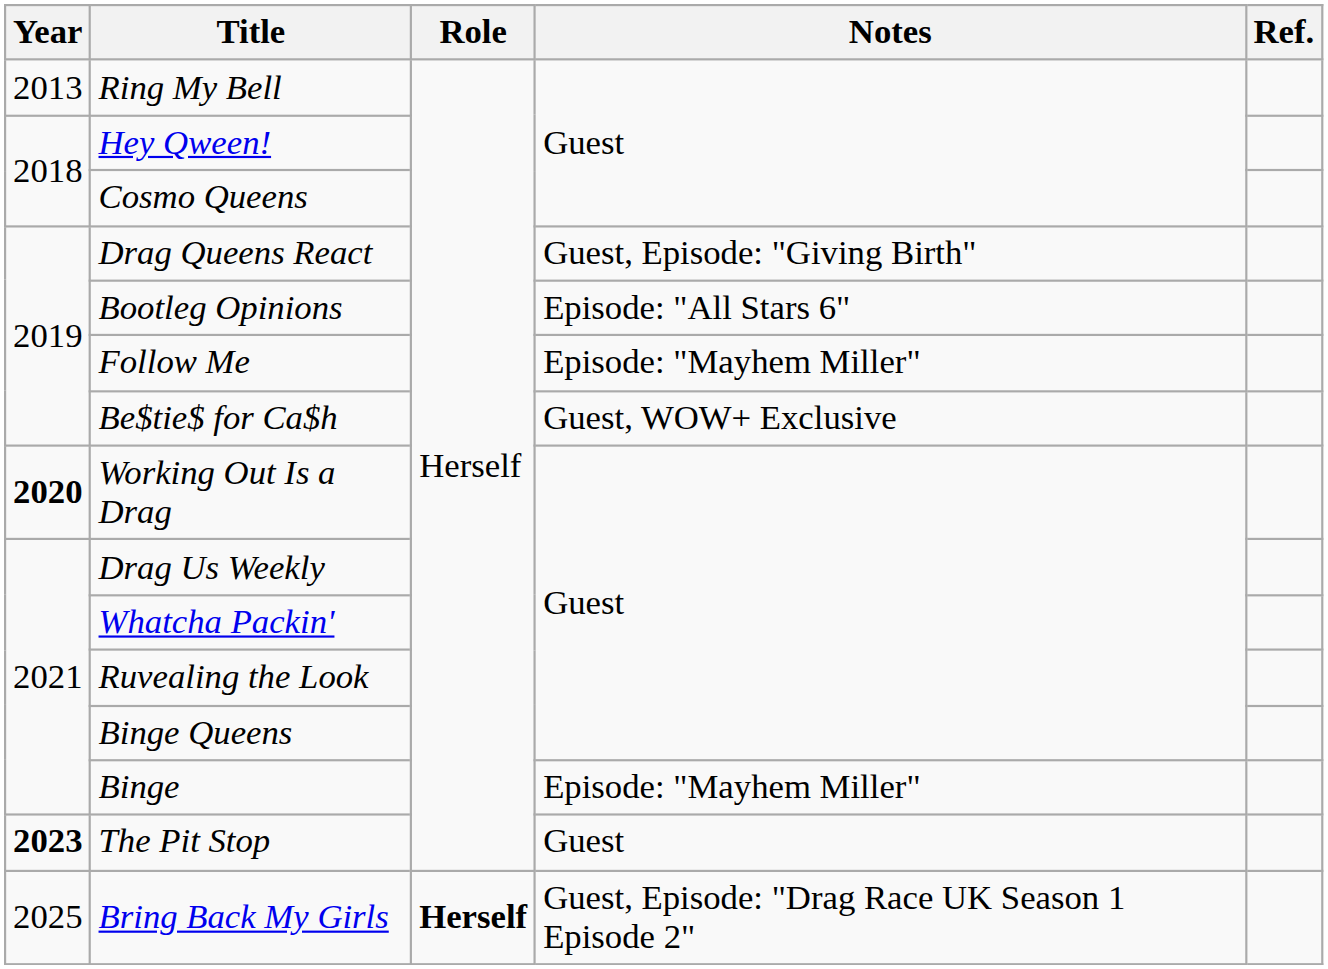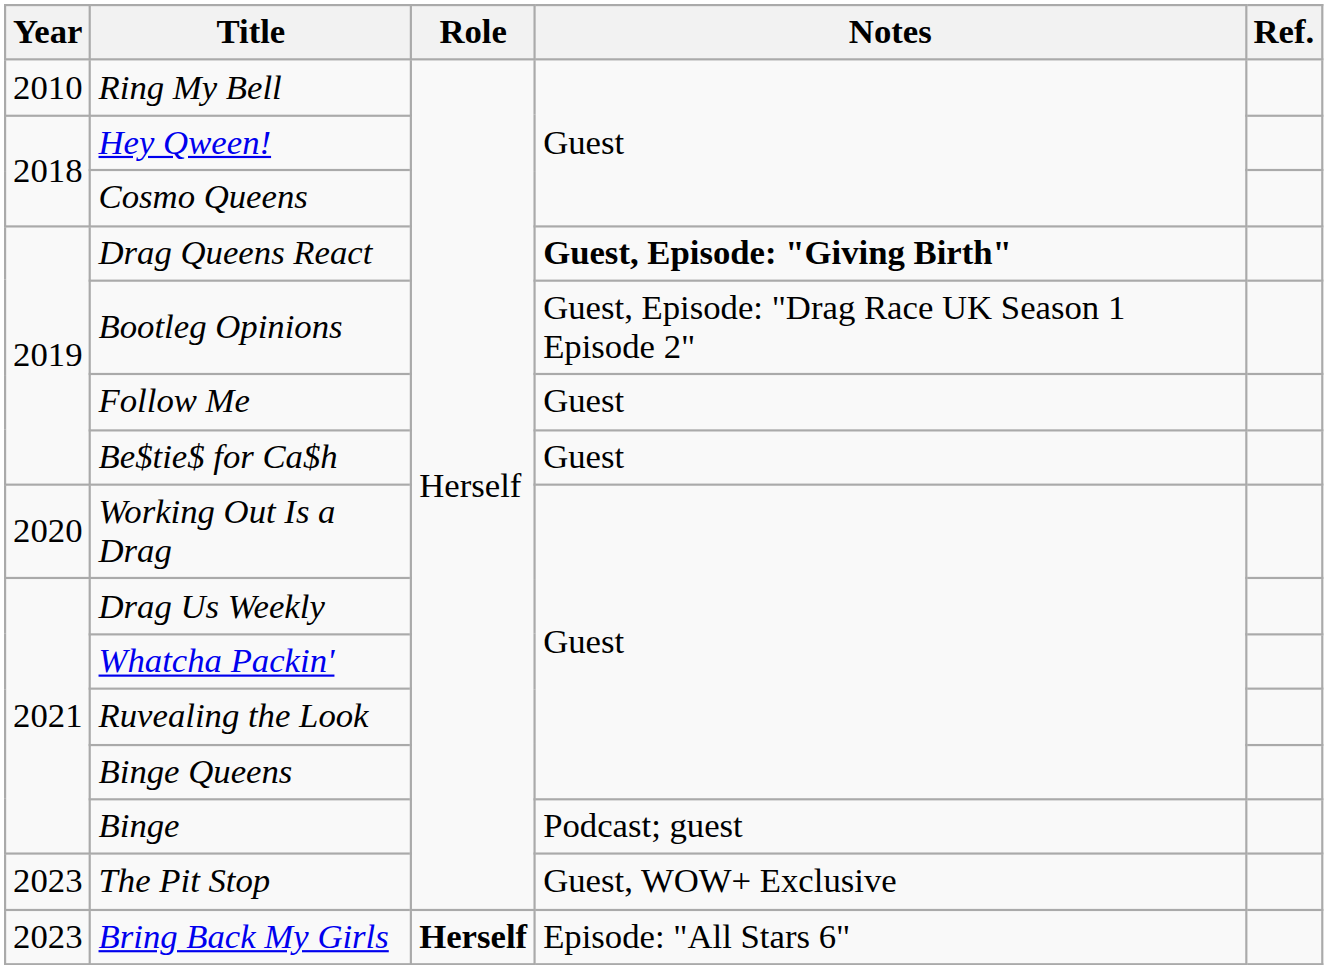(48, 87) 2013 -> (48, 87) 2010
(760, 252) normal -> (778, 252) bold
(697, 307) Episode: "All Stars 6" -> (834, 326) Guest, Episode: "Drag Race UK Season 1 Episode 2"
(732, 362) Episode: "Mayhem Miller" -> (584, 401) Guest
(720, 417) Guest, WOW+ Exclusive -> (584, 456) Guest
(48, 492) bold -> (48, 531) normal
(732, 786) Episode: "Mayhem Miller" -> (643, 825) Podcast; guest
(48, 841) bold -> (48, 881) normal
(584, 841) Guest -> (720, 881) Guest, WOW+ Exclusive
(48, 916) 2025 -> (48, 936) 2023
(834, 916) Guest, Episode: "Drag Race UK Season 1 Episode 2" -> (697, 936) Episode: "All Stars 6"
